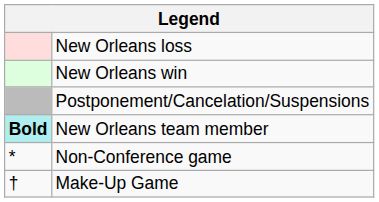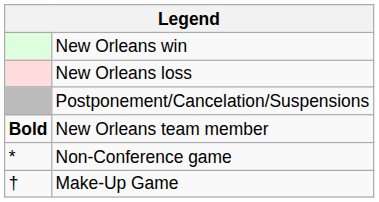rows swapped: (121, 74) <-> (124, 46)
(28, 129) paleturquoise background -> (28, 129) no background
